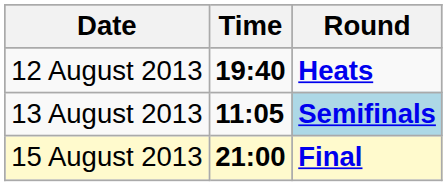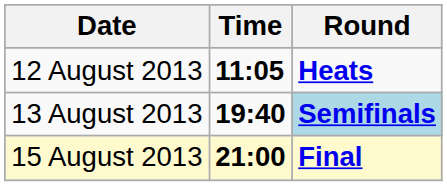(250, 69) 19:40 -> (250, 69) 11:05
(250, 113) 11:05 -> (250, 113) 19:40
